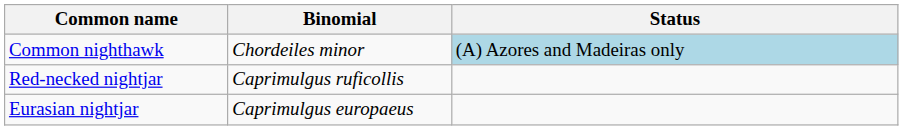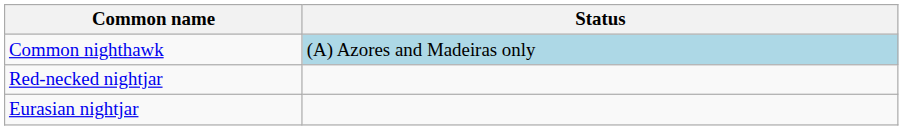- column: (340, 19)
